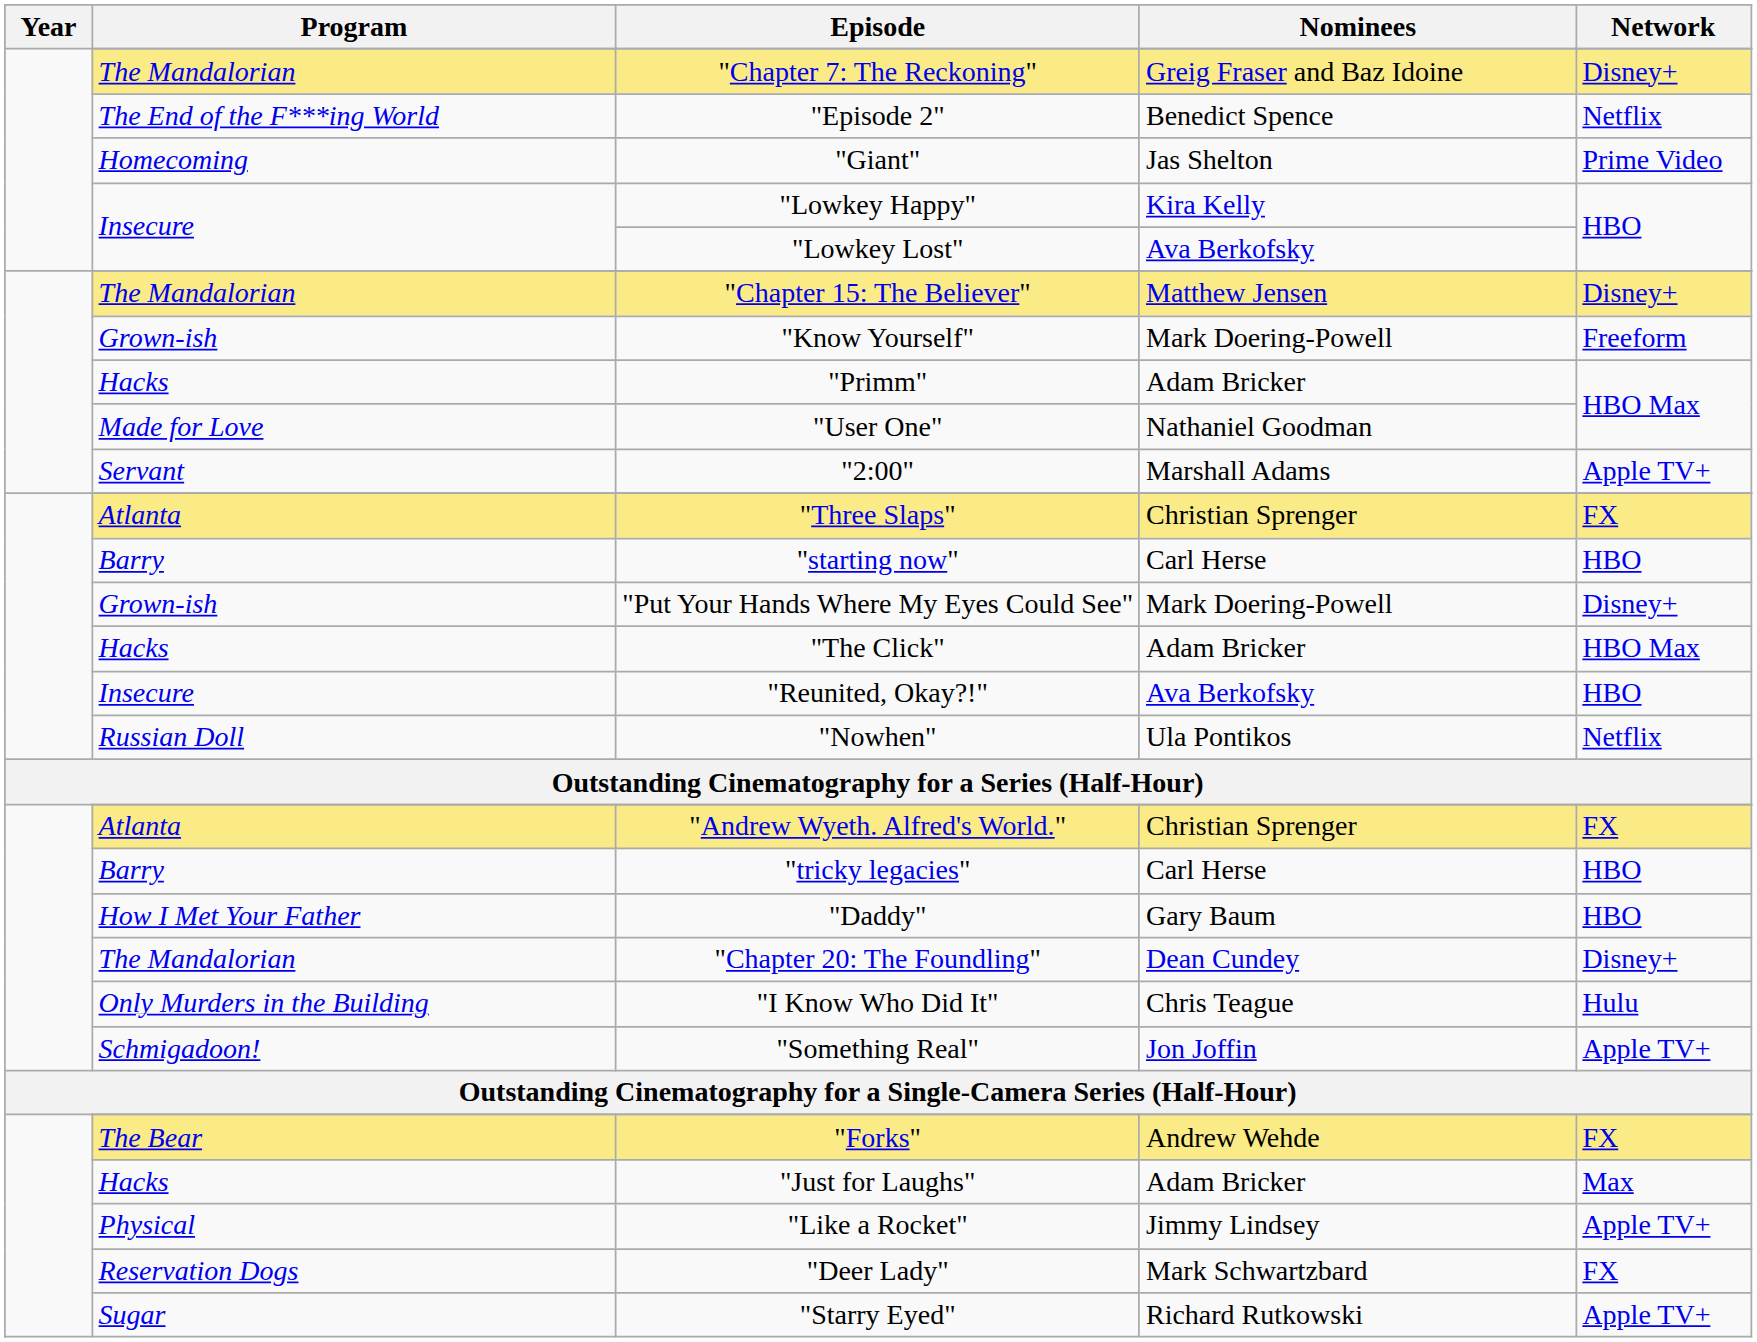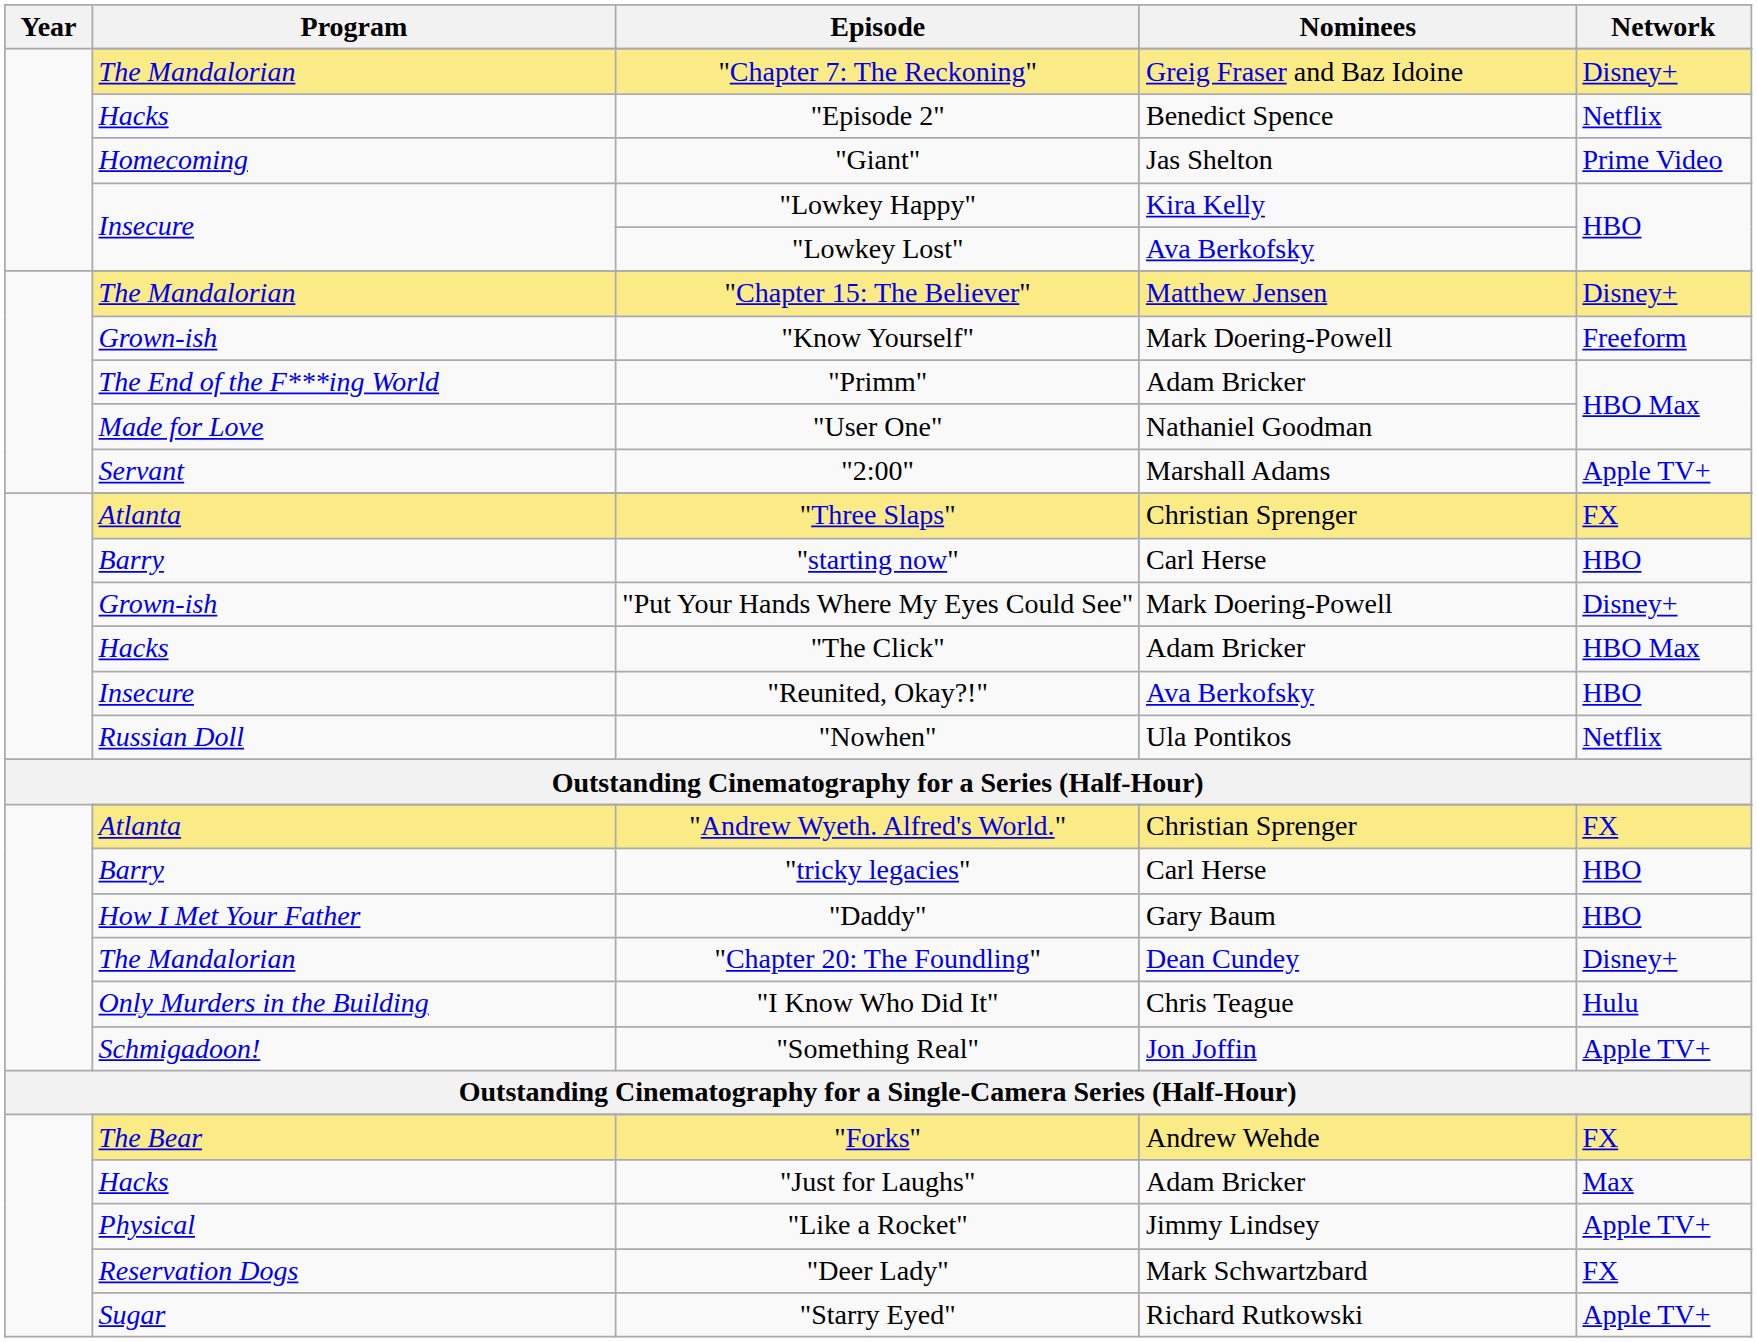(269, 115) The End of the F***ing World -> (134, 115) Hacks
(134, 381) Hacks -> (269, 381) The End of the F***ing World
